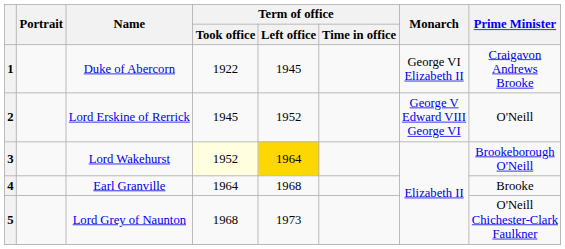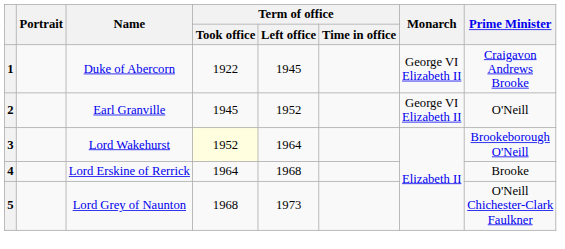(129, 117) Lord Erskine of Rerrick -> (129, 110) Earl Granville
(434, 117) George V Edward VIII George VI -> (432, 110) George VI Elizabeth II
(289, 158) gold background -> (289, 144) no background
(129, 185) Earl Granville -> (129, 171) Lord Erskine of Rerrick
